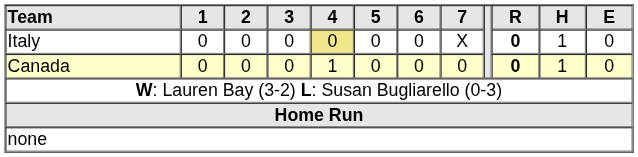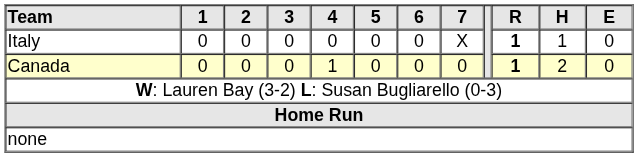(332, 41) khaki background -> (332, 41) no background
(515, 41) 0 -> (515, 41) 1
(515, 66) 0 -> (515, 66) 1
(562, 66) 1 -> (562, 66) 2
